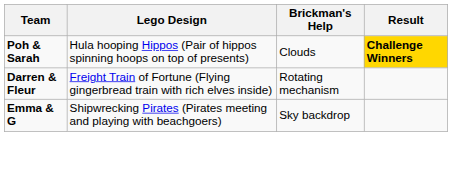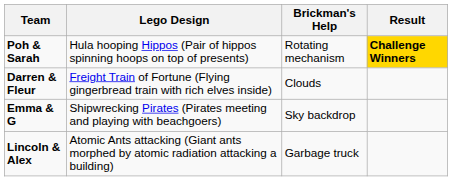(297, 51) Clouds -> (315, 51) Rotating mechanism
(309, 83) Rotating mechanism -> (303, 83) Clouds
+ row: (34, 153)
